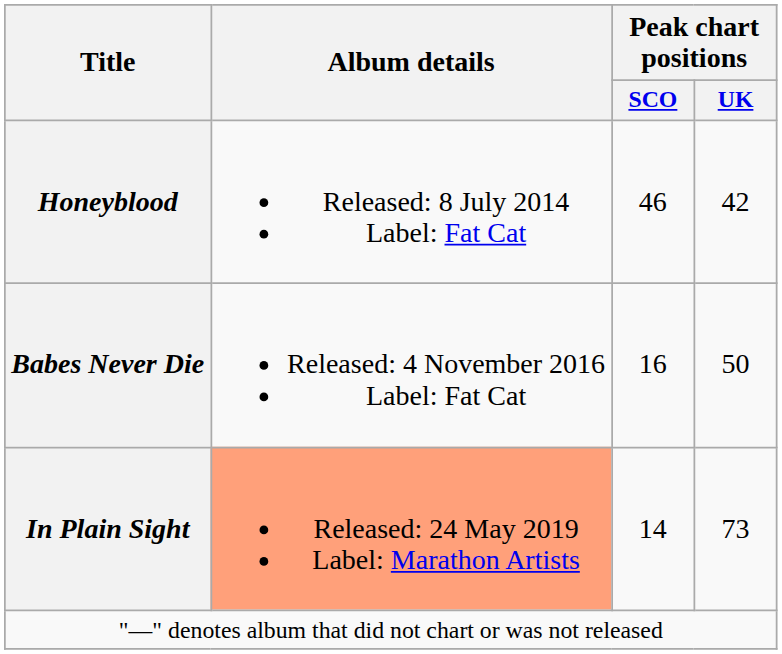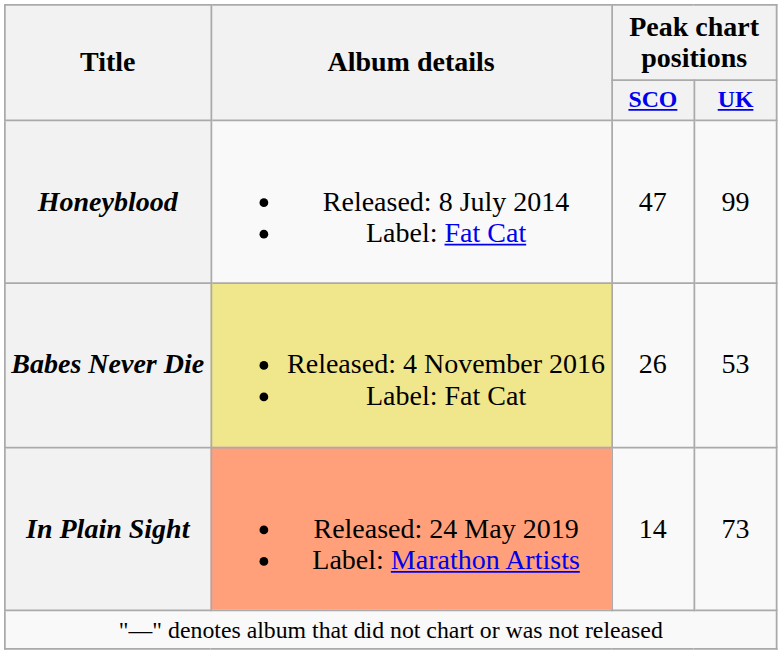(653, 201) 46 -> (653, 201) 47
(736, 201) 42 -> (736, 201) 99
(411, 381) no background -> (411, 381) khaki background
(653, 364) 16 -> (653, 364) 26
(736, 364) 50 -> (736, 364) 53
